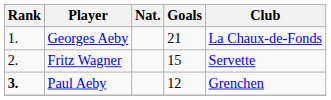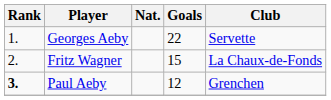(174, 38) 21 -> (174, 38) 22
(265, 38) La Chaux-de-Fonds -> (232, 38) Servette
(232, 60) Servette -> (265, 60) La Chaux-de-Fonds
